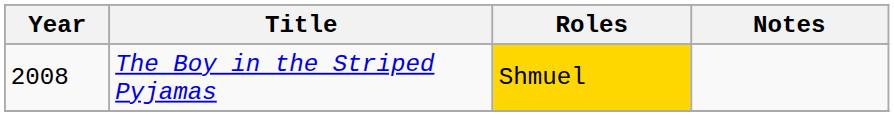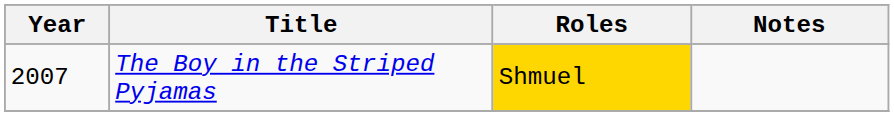(40, 78) 2008 -> (40, 78) 2007
